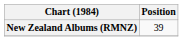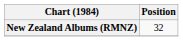(159, 28) 39 -> (159, 28) 32
